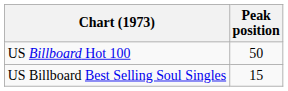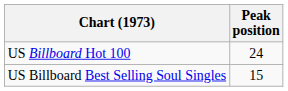(256, 53) 50 -> (256, 53) 24
